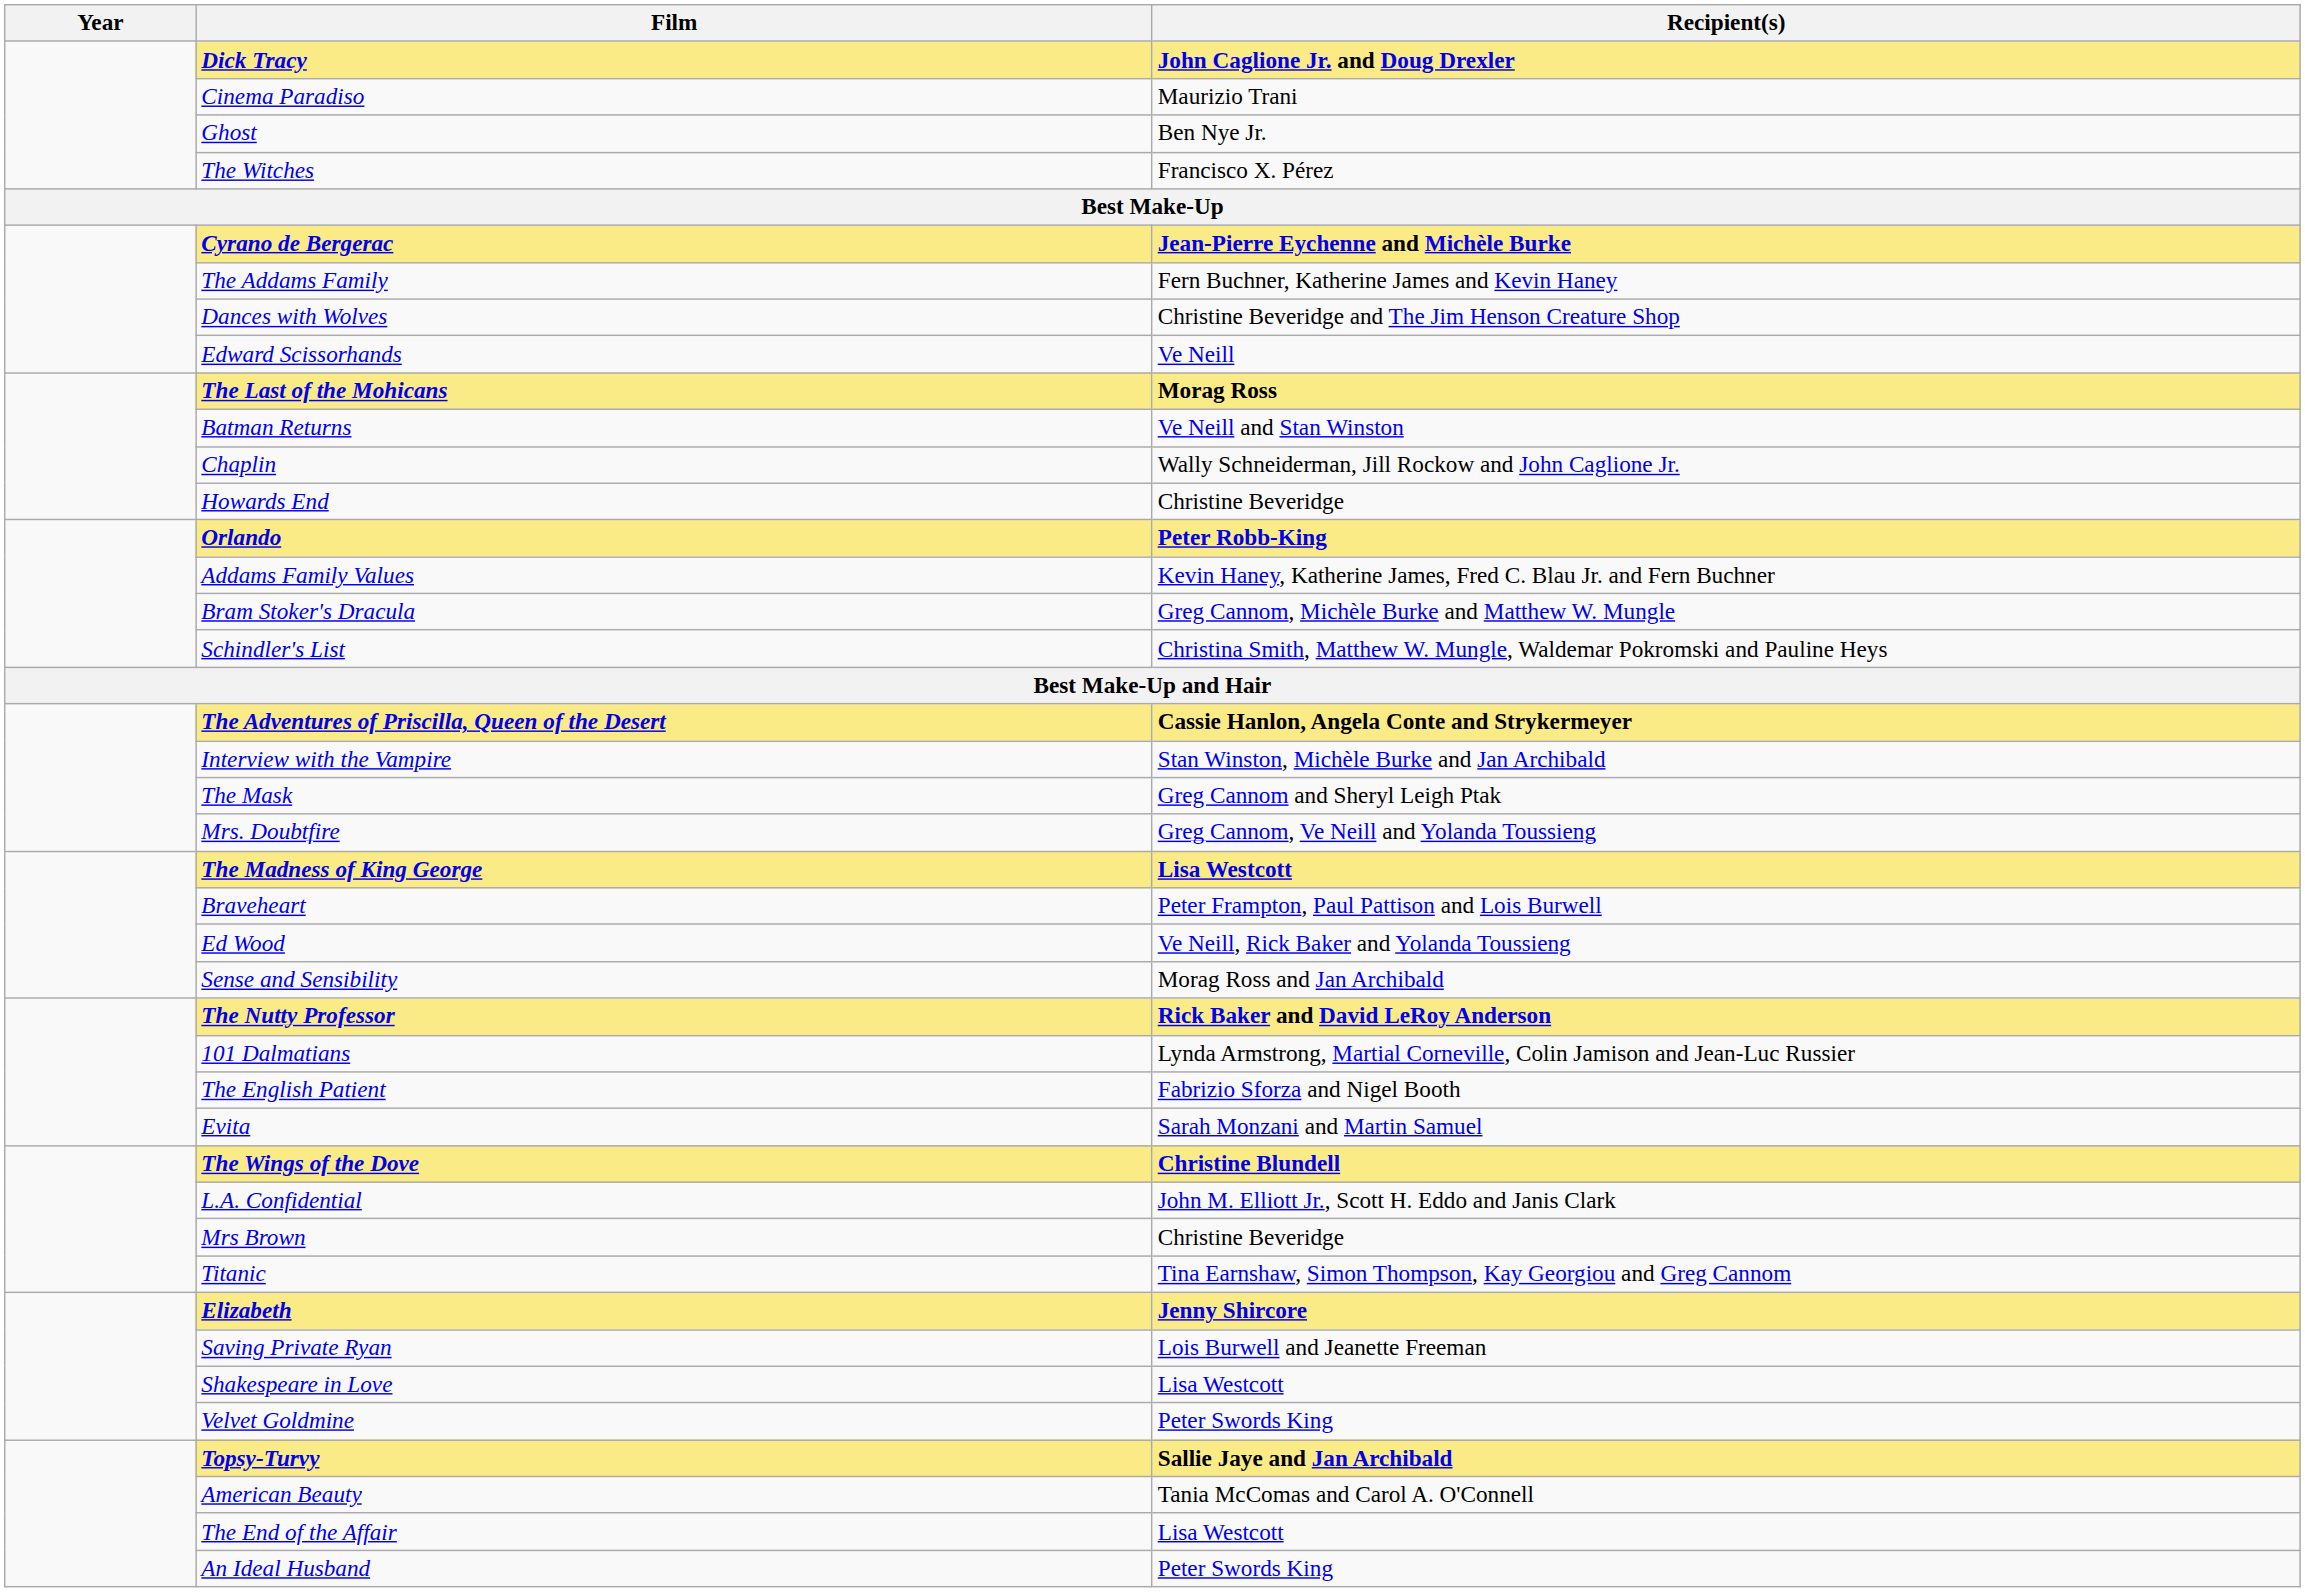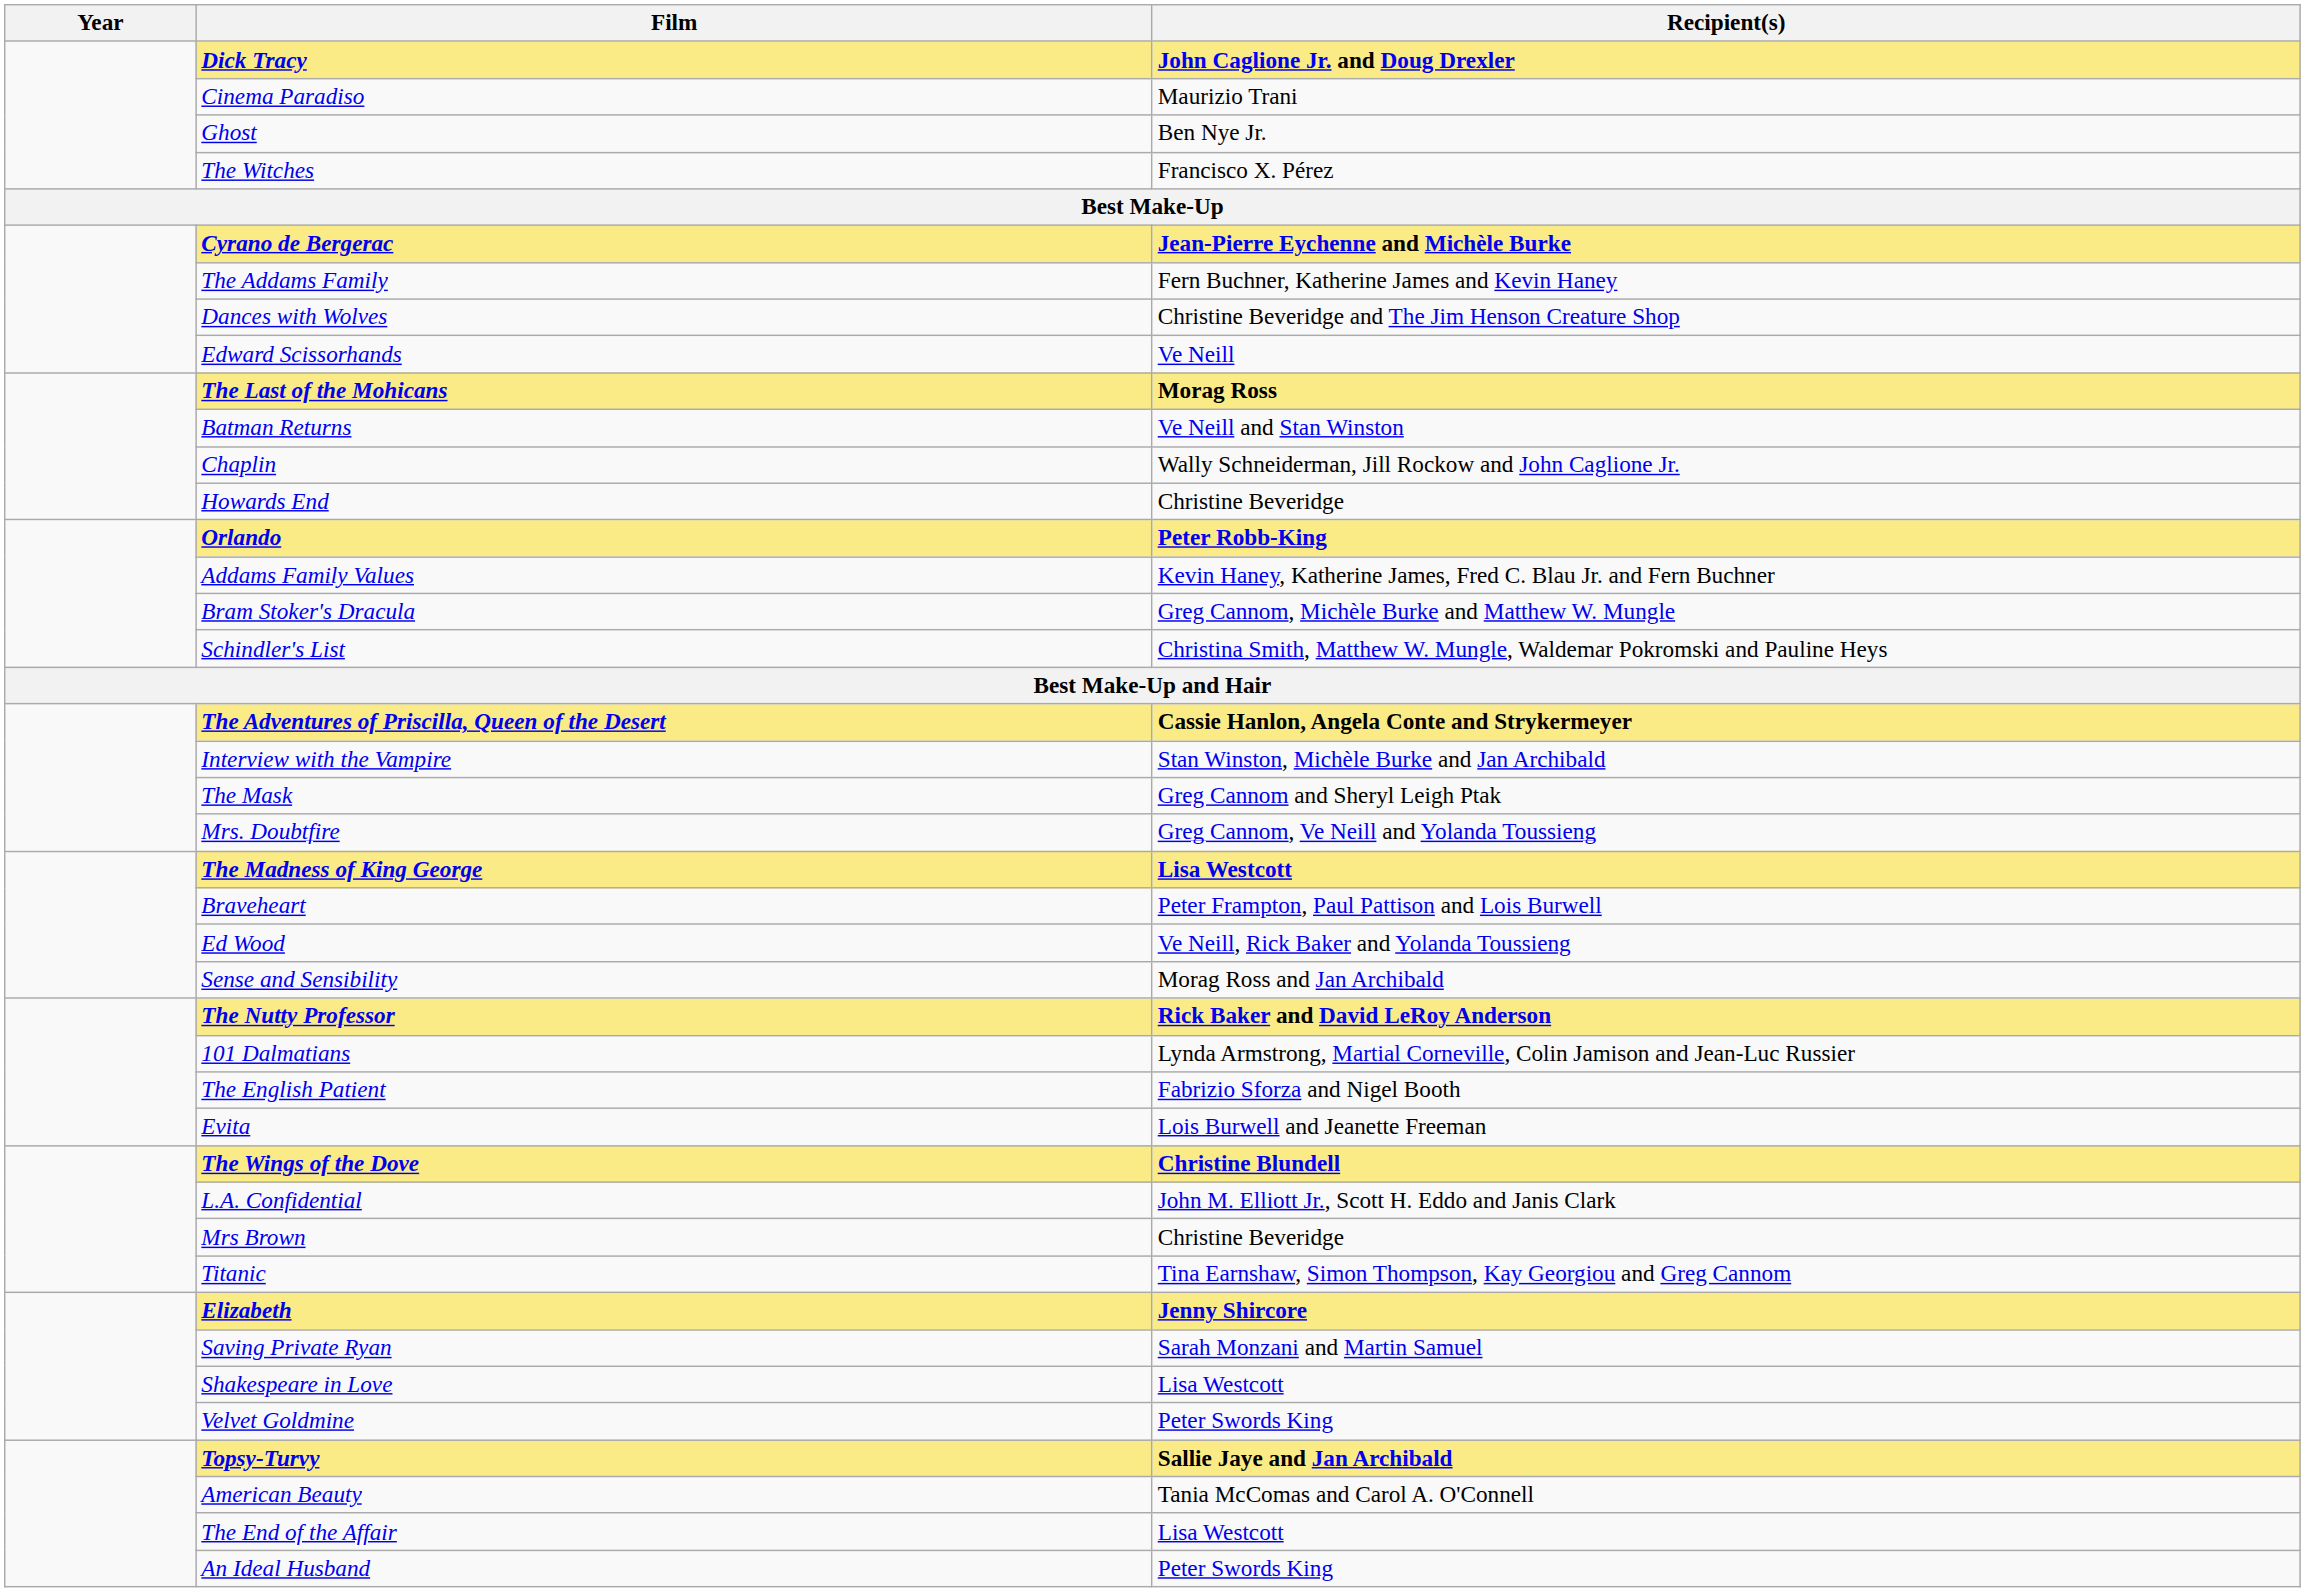(1320, 1126) Sarah Monzani and Martin Samuel -> (1322, 1126) Lois Burwell and Jeanette Freeman
(1322, 1347) Lois Burwell and Jeanette Freeman -> (1320, 1347) Sarah Monzani and Martin Samuel
